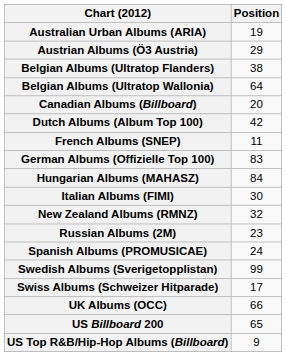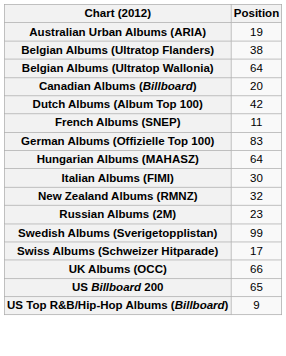- row: (118, 50)
(256, 178) 84 -> (256, 159) 64
- row: (118, 251)
